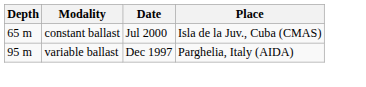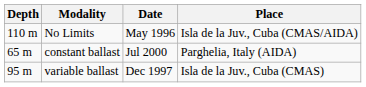+ row: (69, 33)
(250, 33) Isla de la Juv., Cuba (CMAS) -> (239, 52) Parghelia, Italy (AIDA)
(236, 52) Parghelia, Italy (AIDA) -> (252, 71) Isla de la Juv., Cuba (CMAS)
